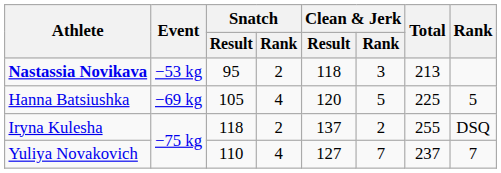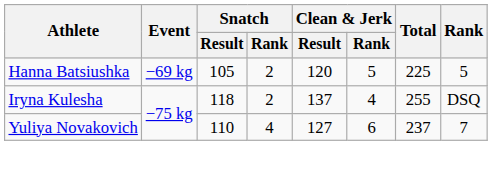- row: (78, 72)
(279, 99) 4 -> (269, 72) 2
(381, 127) 2 -> (372, 99) 4
(381, 154) 7 -> (372, 127) 6
